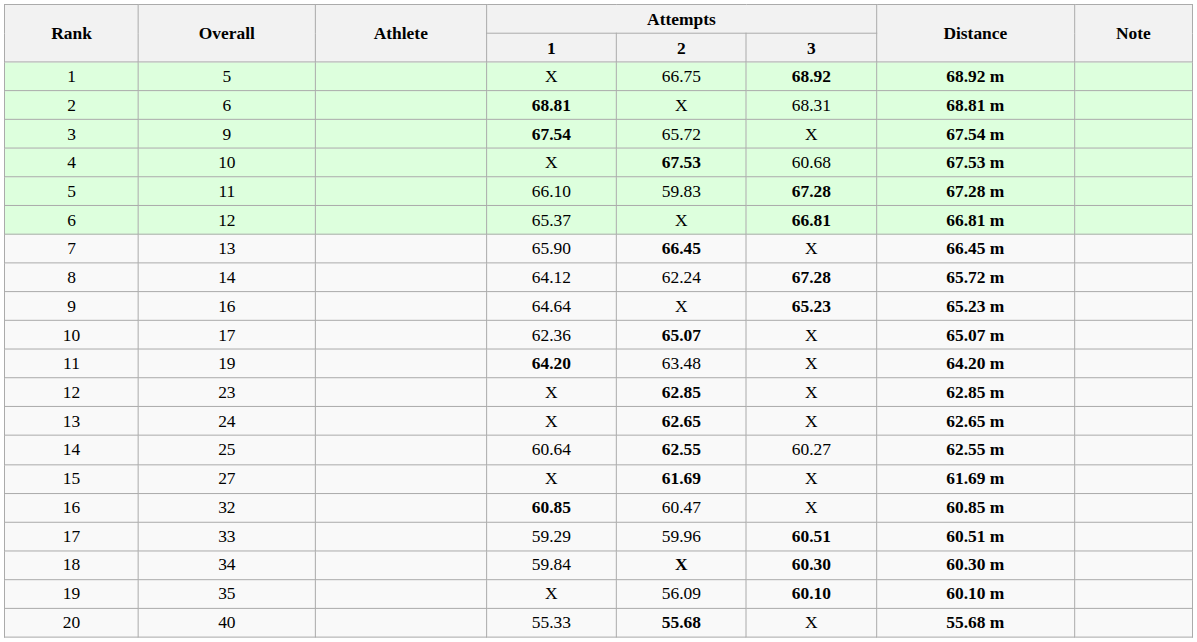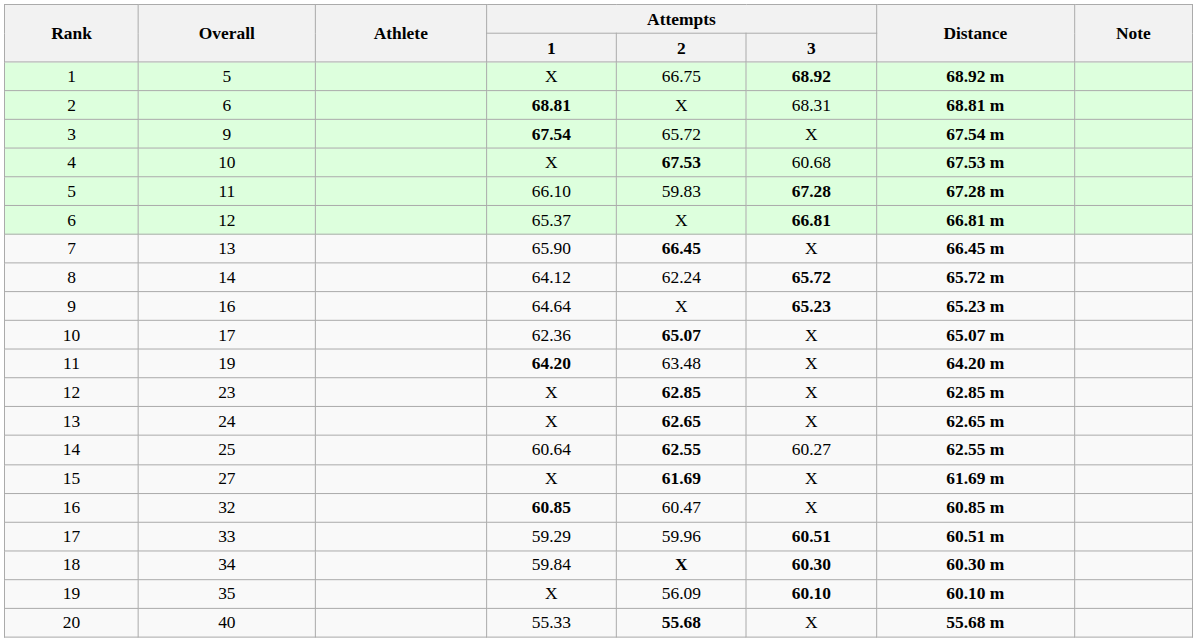(811, 277) 67.28 -> (811, 277) 65.72
